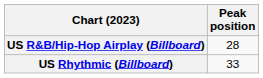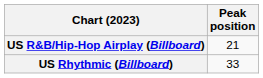(233, 45) 28 -> (233, 45) 21
